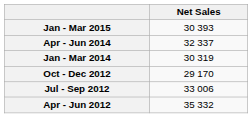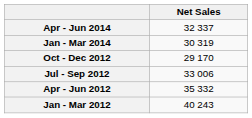- row: (77, 27)
+ row: (77, 105)
